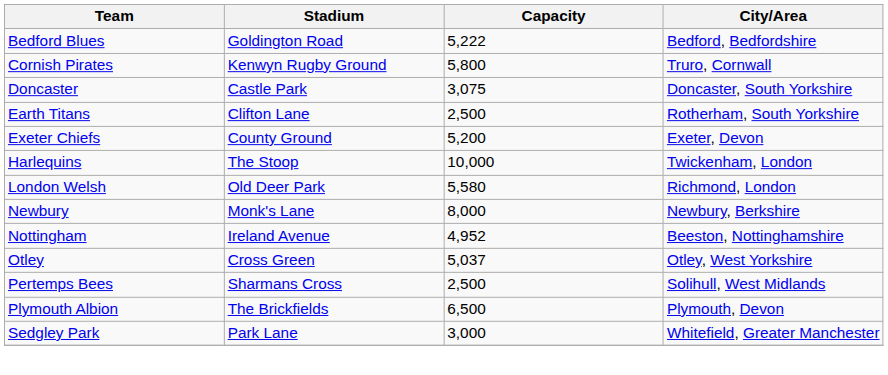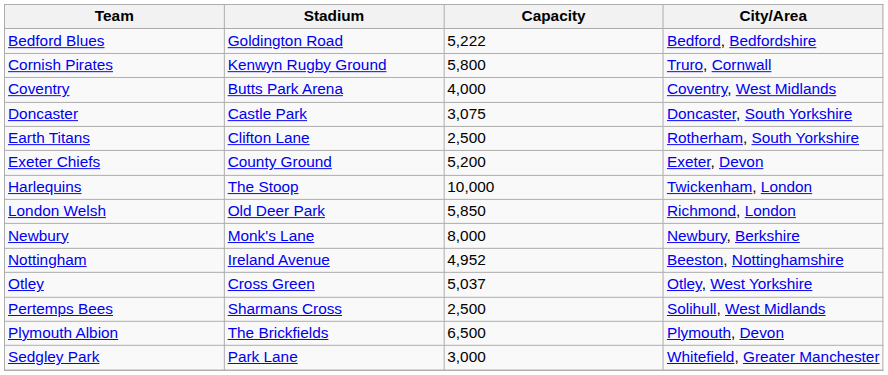+ row: (39, 89)
(467, 187) 5,580 -> (467, 211) 5,850
